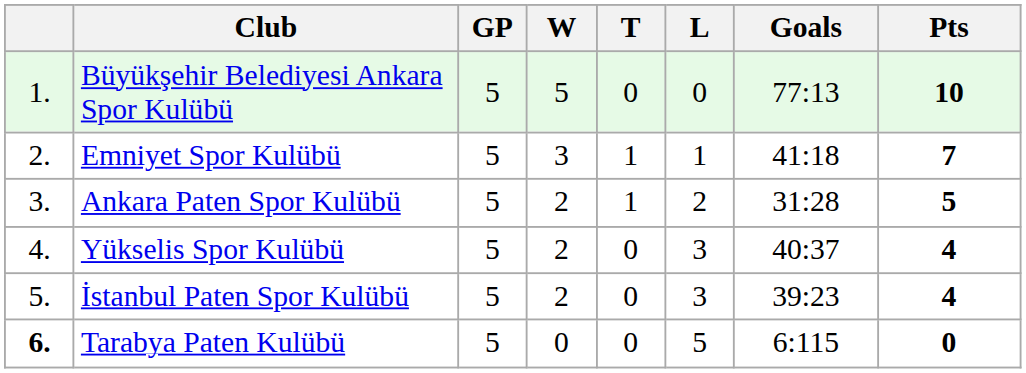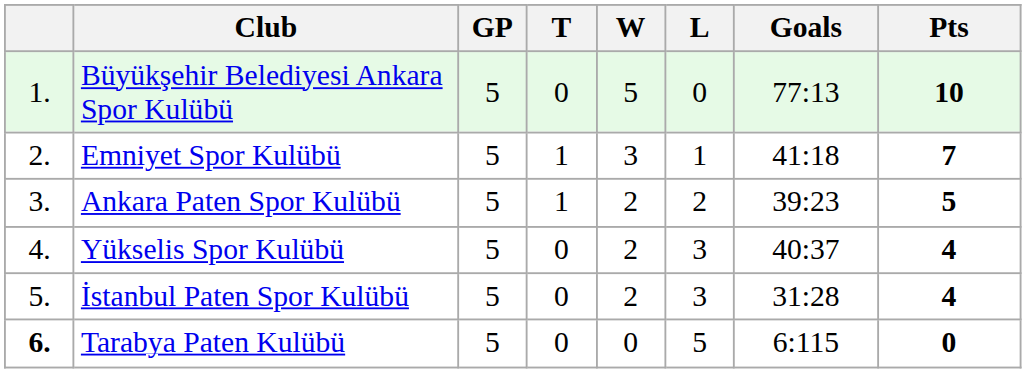columns swapped: (561, 27) <-> (631, 27)
(806, 202) 31:28 -> (806, 202) 39:23
(806, 295) 39:23 -> (806, 295) 31:28
